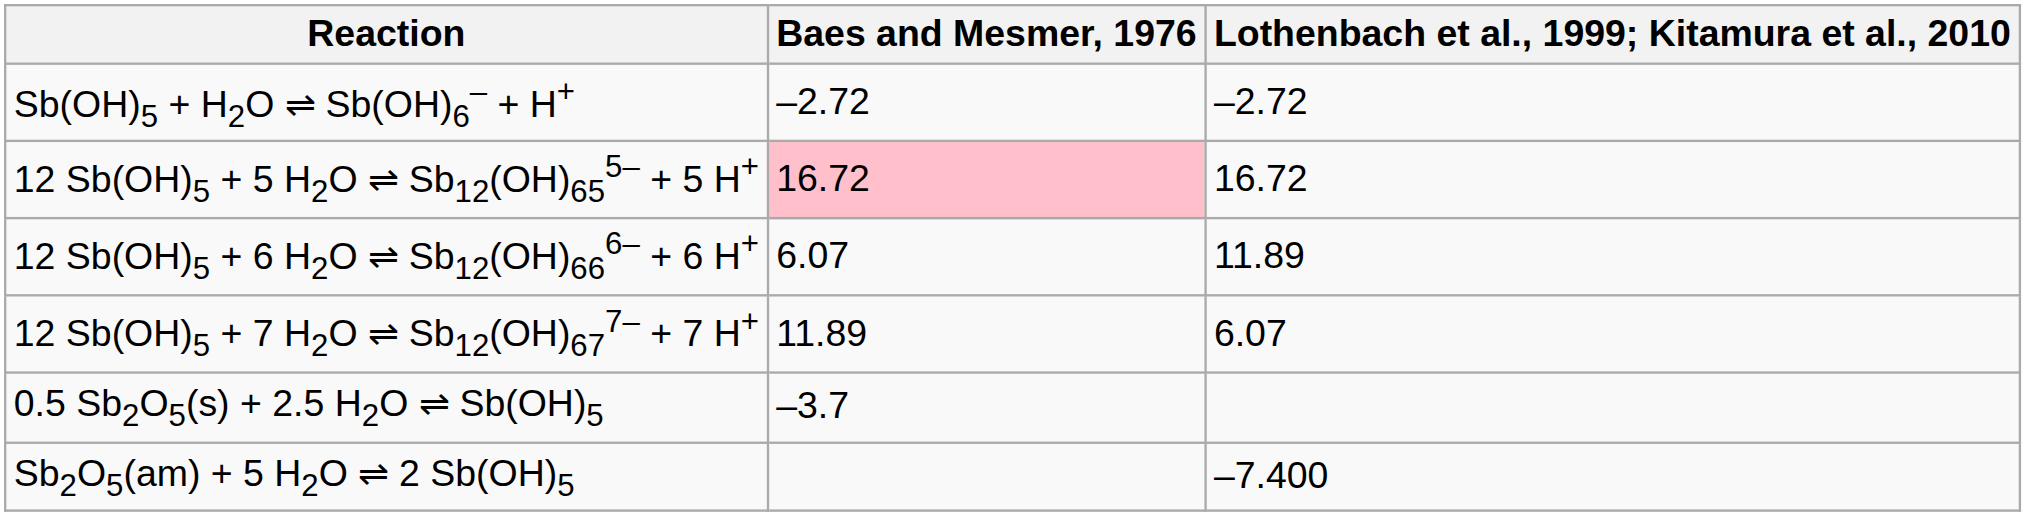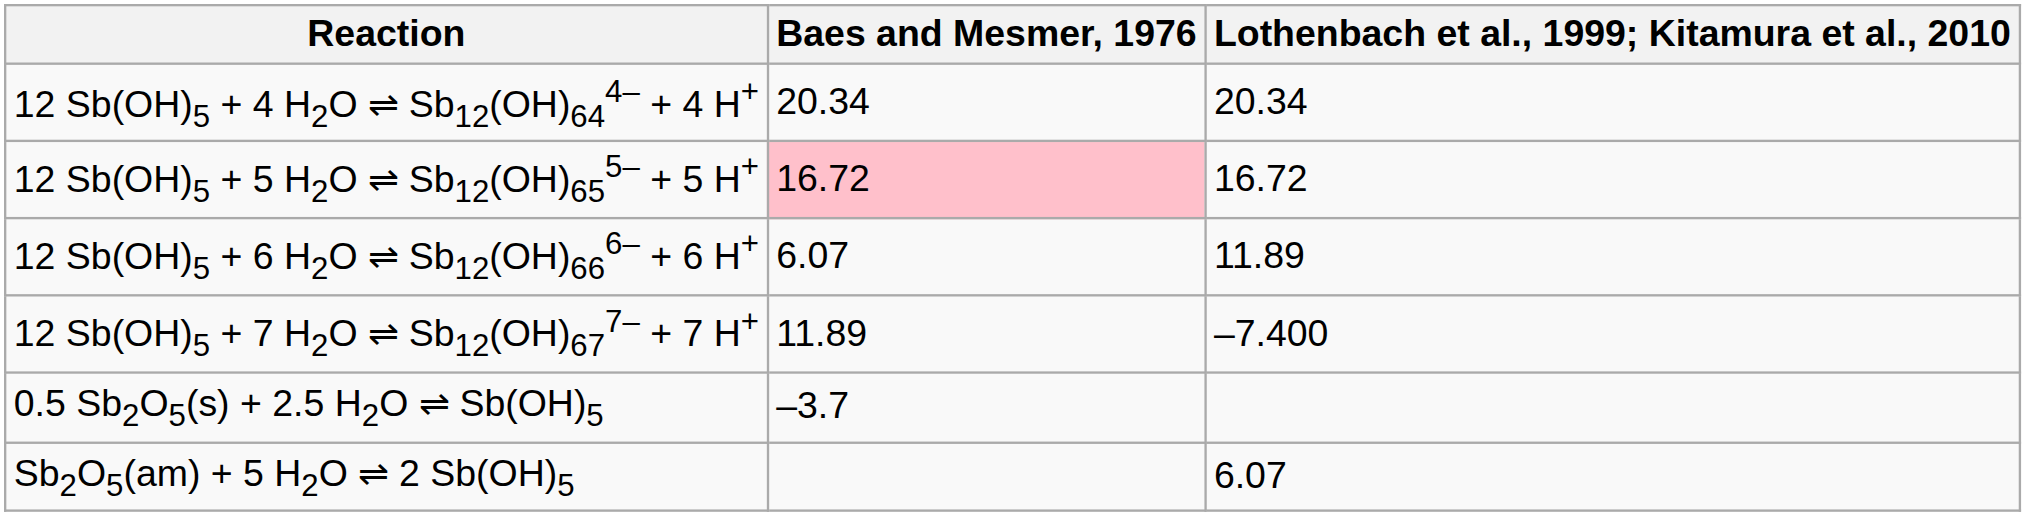- row: (294, 103)
+ row: (386, 103)
(1250, 333) 6.07 -> (1271, 333) ‒7.400
(1271, 475) ‒7.400 -> (1250, 475) 6.07
